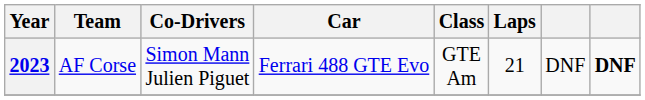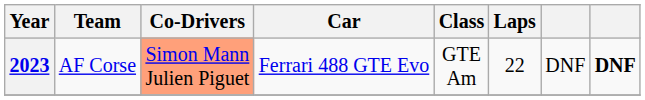(197, 66) no background -> (197, 66) lightsalmon background
(515, 66) 21 -> (515, 66) 22
